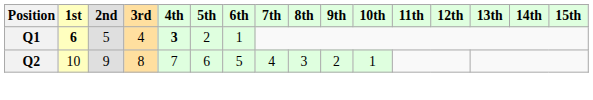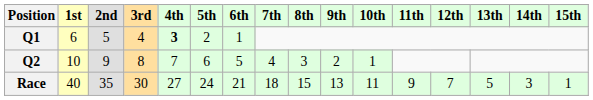(73, 38) bold -> (73, 38) normal
+ row: (31, 83)
